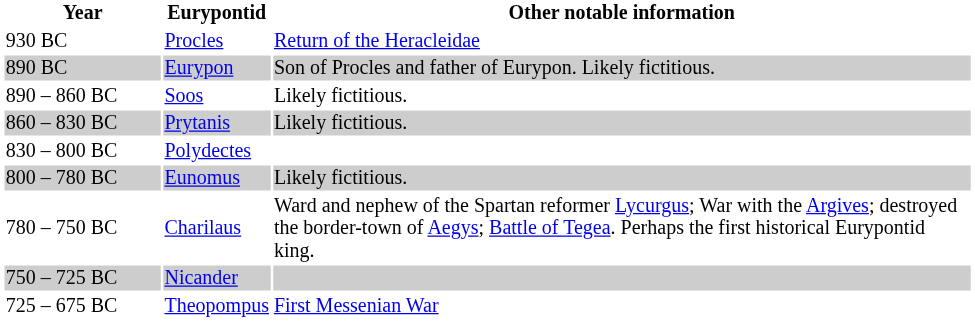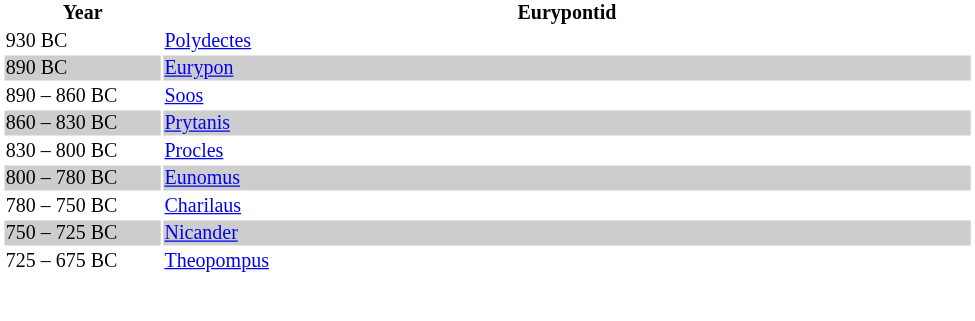- column: (622, 12)
(194, 40) Procles -> (208, 40) Polydectes
(208, 150) Polydectes -> (194, 150) Procles
